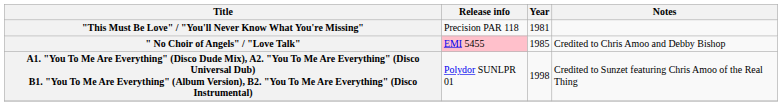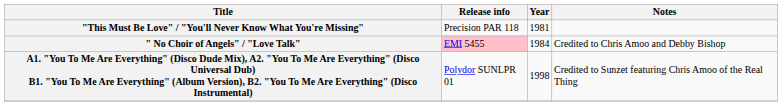(540, 43) 1985 -> (540, 43) 1984
